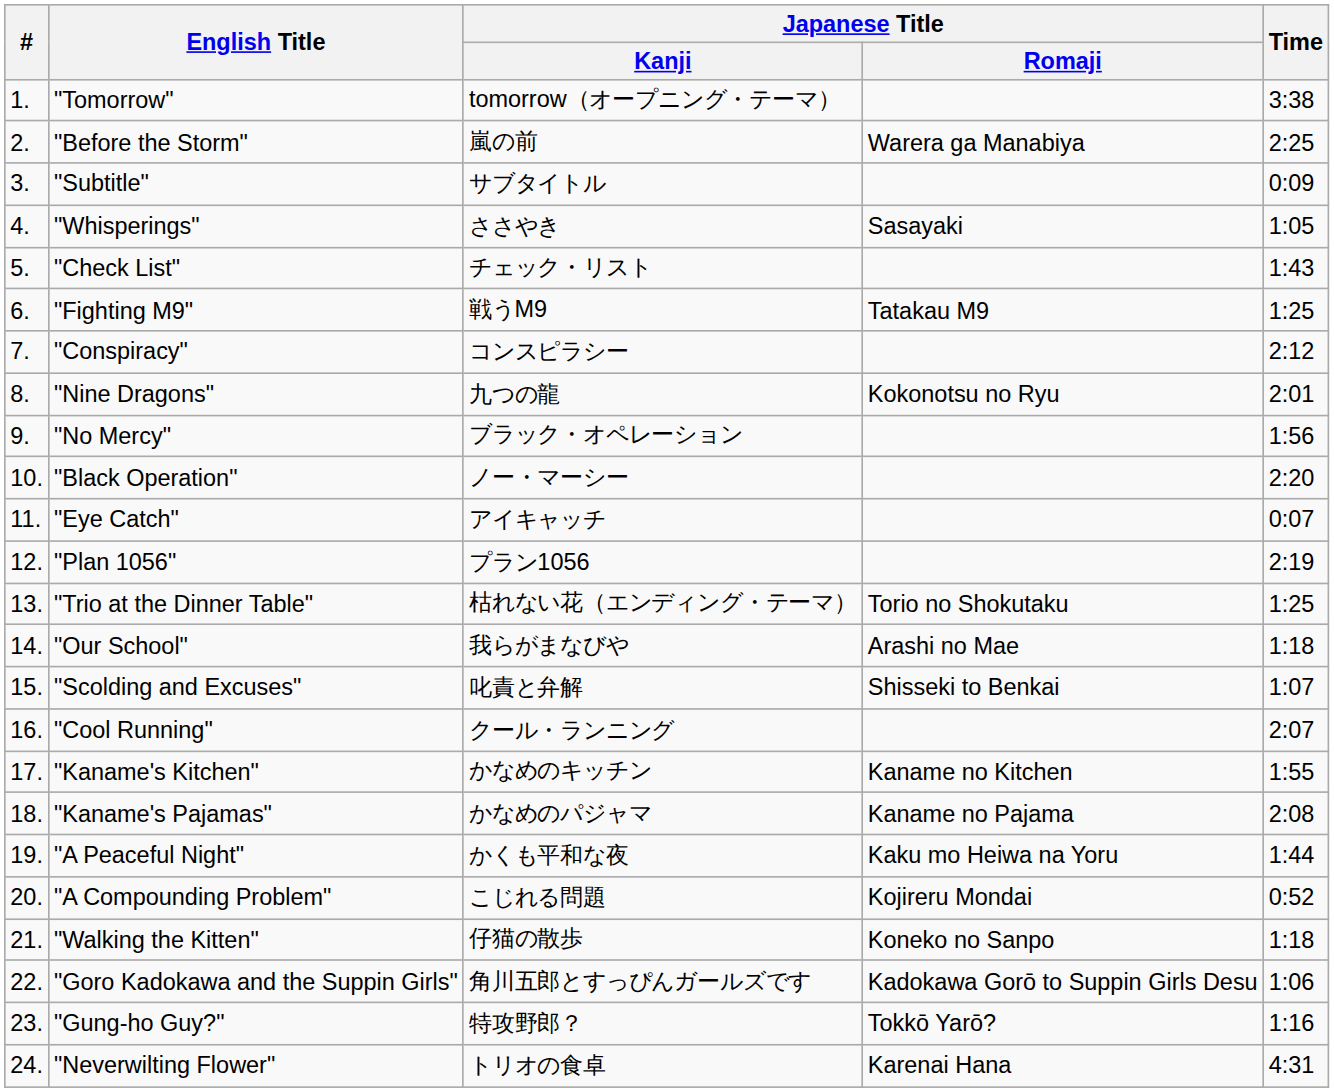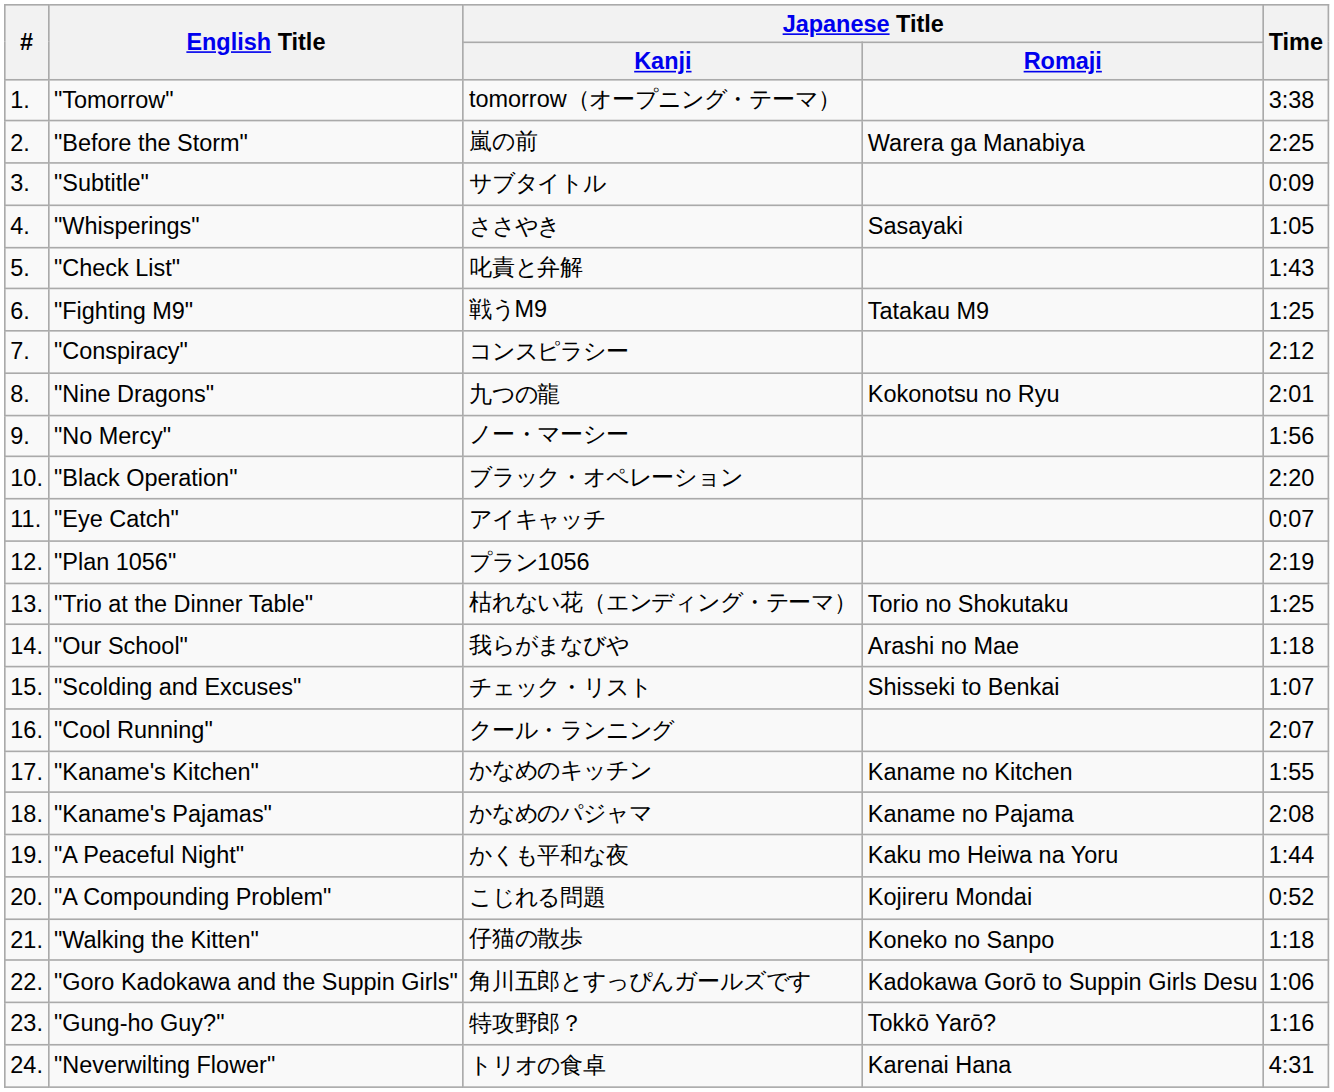(560, 267) チェック・リスト -> (526, 267) 叱責と弁解
(606, 435) ブラック・オペレーション -> (549, 435) ノー・マーシー
(549, 477) ノー・マーシー -> (606, 477) ブラック・オペレーション
(526, 687) 叱責と弁解 -> (560, 687) チェック・リスト
